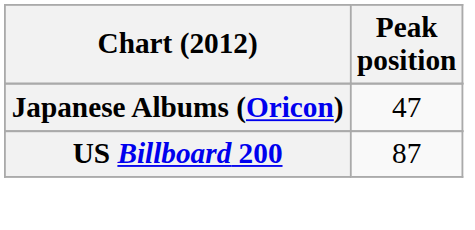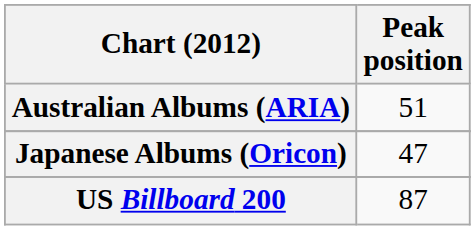+ row: (181, 107)
